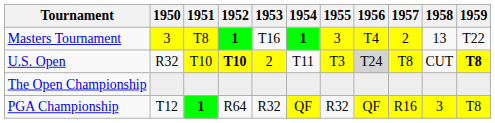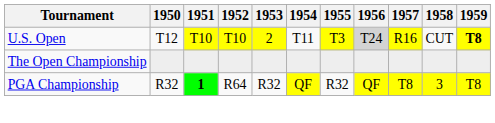- row: (64, 38)
(167, 61) R32 -> (167, 38) T12
(235, 61) bold -> (235, 38) normal
(405, 61) T8 -> (405, 38) R16
(167, 107) T12 -> (167, 84) R32
(405, 107) R16 -> (405, 84) T8
